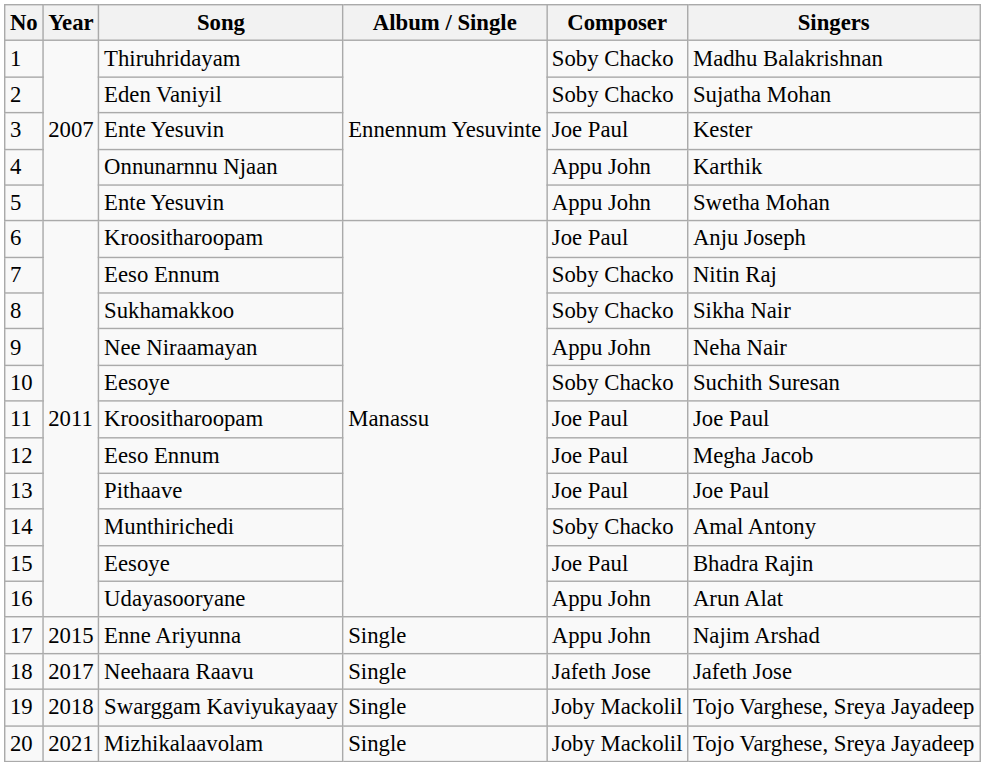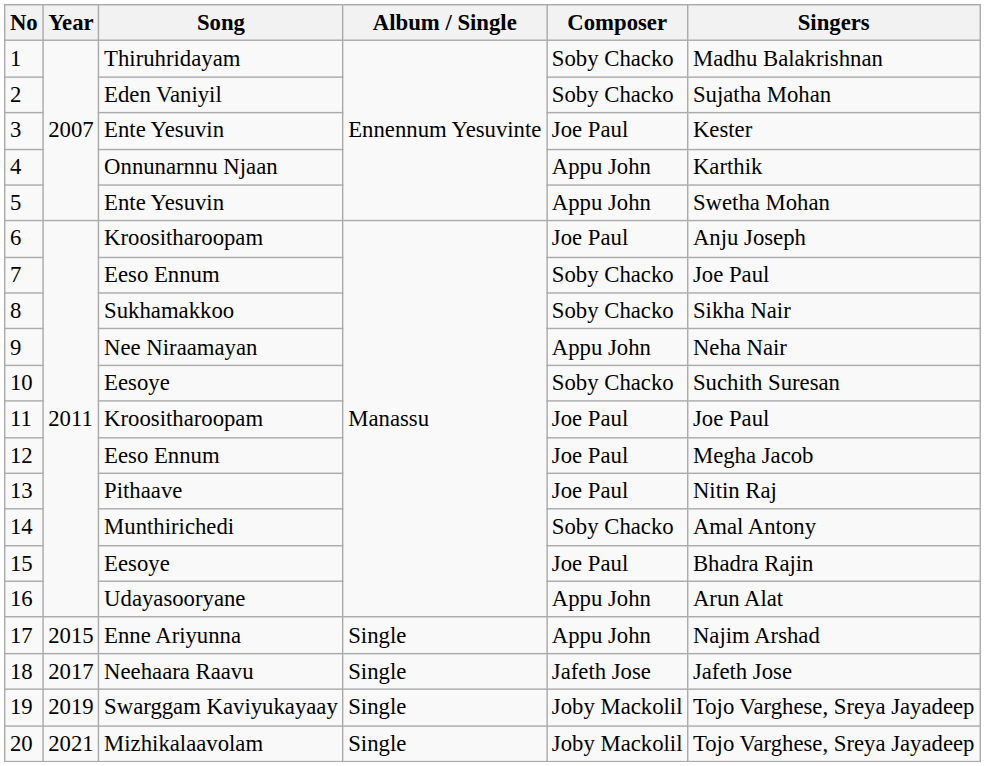(735, 274) Nitin Raj -> (731, 274) Joe Paul
(731, 490) Joe Paul -> (735, 490) Nitin Raj
(71, 707) 2018 -> (71, 707) 2019
